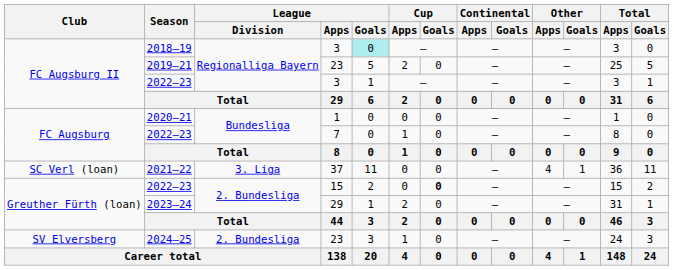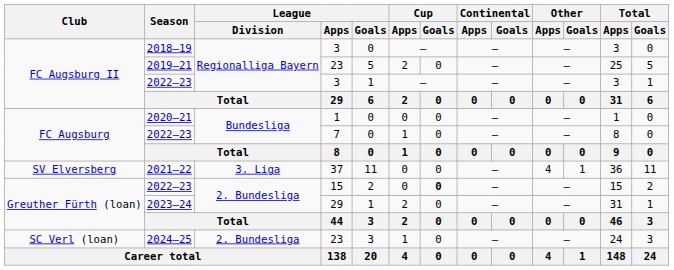(371, 48) paleturquoise background -> (371, 48) no background
(74, 169) SC Verl (loan) -> (74, 169) SV Elversberg
(74, 239) SV Elversberg -> (74, 239) SC Verl (loan)
